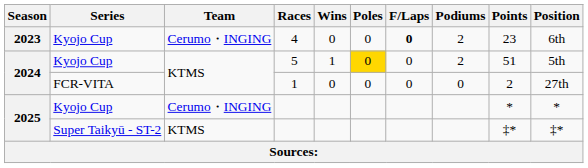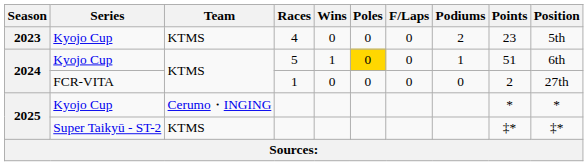(219, 38) Cerumo・INGING -> (186, 38) KTMS
(409, 38) bold -> (409, 38) normal
(557, 38) 6th -> (557, 38) 5th
(460, 61) 2 -> (460, 60) 1
(557, 61) 5th -> (557, 60) 6th
